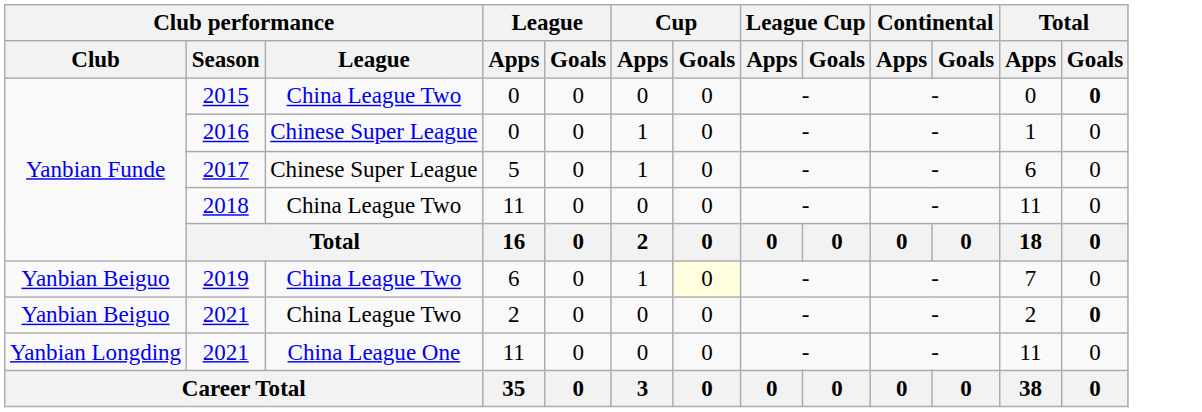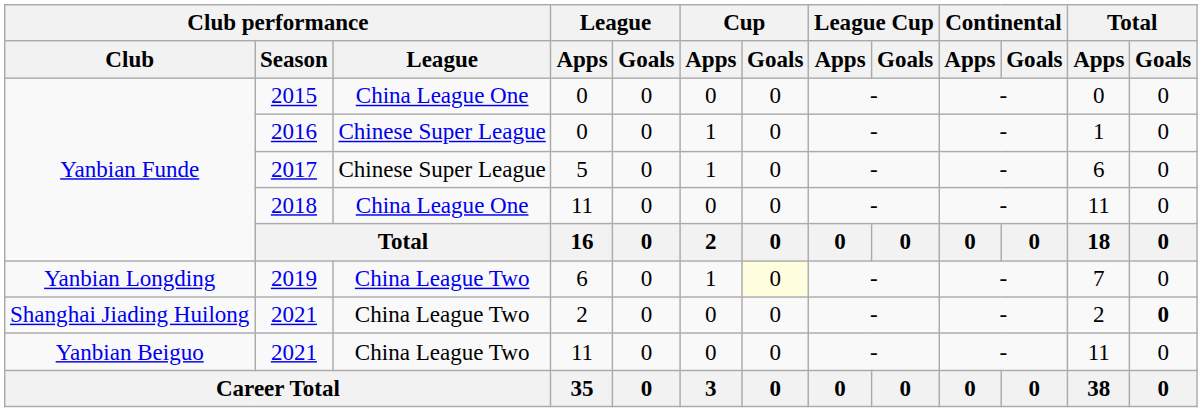(374, 95) China League Two -> (442, 95) China League One
(1095, 95) bold -> (1163, 95) normal
(374, 205) China League Two -> (442, 205) China League One
(96, 278) Yanbian Beiguo -> (130, 278) Yanbian Longding
(96, 315) Yanbian Beiguo -> (130, 315) Shanghai Jiading Huilong
(96, 351) Yanbian Longding -> (130, 351) Yanbian Beiguo
(374, 351) China League One -> (442, 351) China League Two
